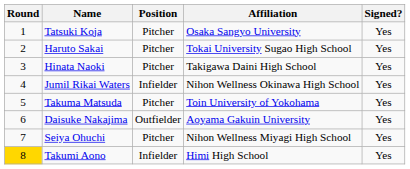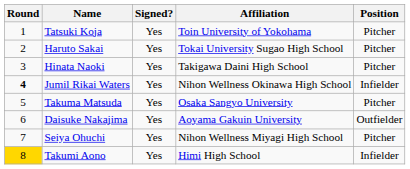columns swapped: (158, 13) <-> (383, 13)
(243, 31) Osaka Sangyo University -> (245, 31) Toin University of Yokohama
(23, 84) normal -> (23, 84) bold
(253, 102) Toin University of Yokohama -> (235, 102) Osaka Sangyo University
